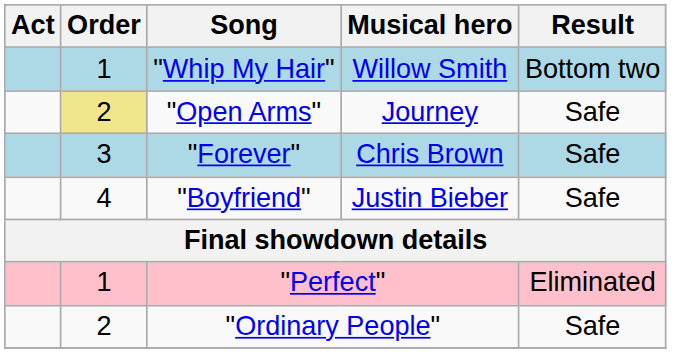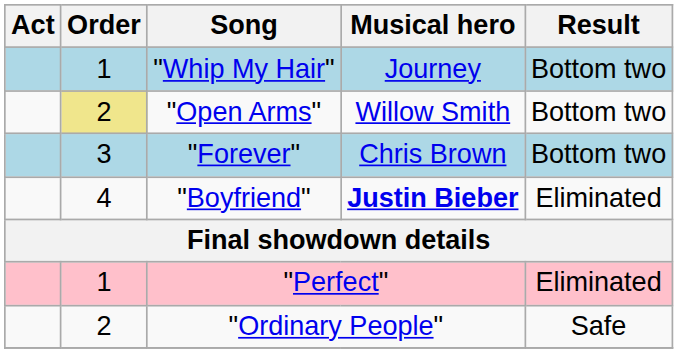(430, 68) Willow Smith -> (433, 68) Journey
(430, 111) Journey -> (433, 111) Willow Smith
(593, 111) Safe -> (599, 111) Bottom two
(593, 154) Safe -> (599, 154) Bottom two
(430, 197) normal -> (433, 197) bold
(593, 197) Safe -> (599, 197) Eliminated
